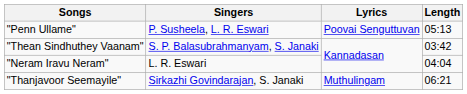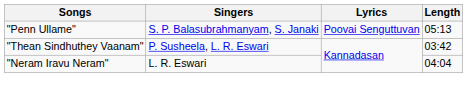(209, 30) P. Susheela, L. R. Eswari -> (234, 30) S. P. Balasubrahmanyam, S. Janaki
(234, 47) S. P. Balasubrahmanyam, S. Janaki -> (209, 47) P. Susheela, L. R. Eswari
- row: (64, 81)
